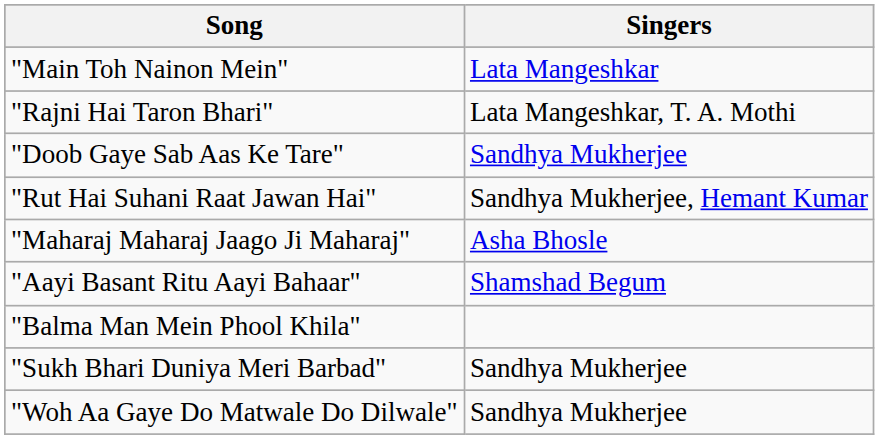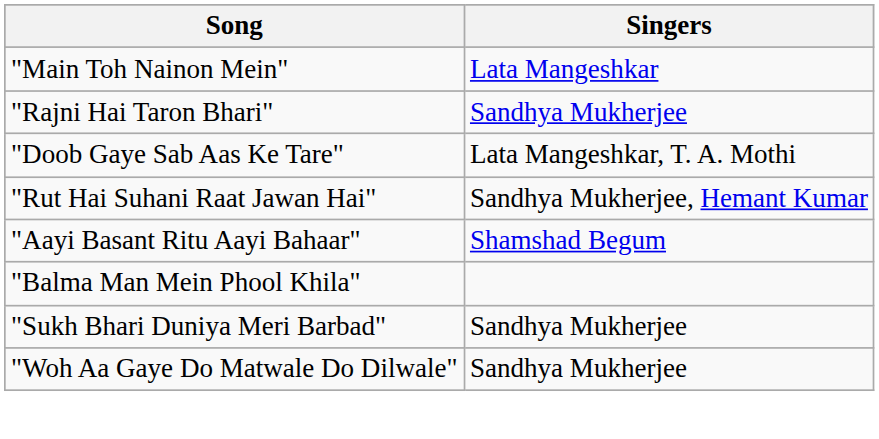(633, 111) Lata Mangeshkar, T. A. Mothi -> (578, 111) Sandhya Mukherjee
(578, 154) Sandhya Mukherjee -> (633, 154) Lata Mangeshkar, T. A. Mothi
- row: (211, 240)
